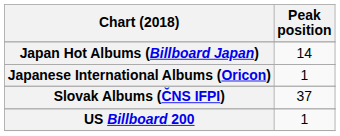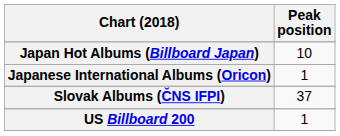(304, 53) 14 -> (304, 53) 10
